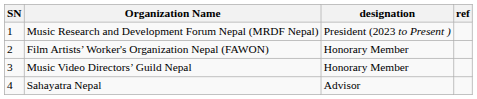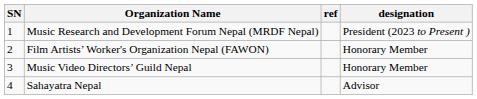columns swapped: (387, 13) <-> (463, 13)
